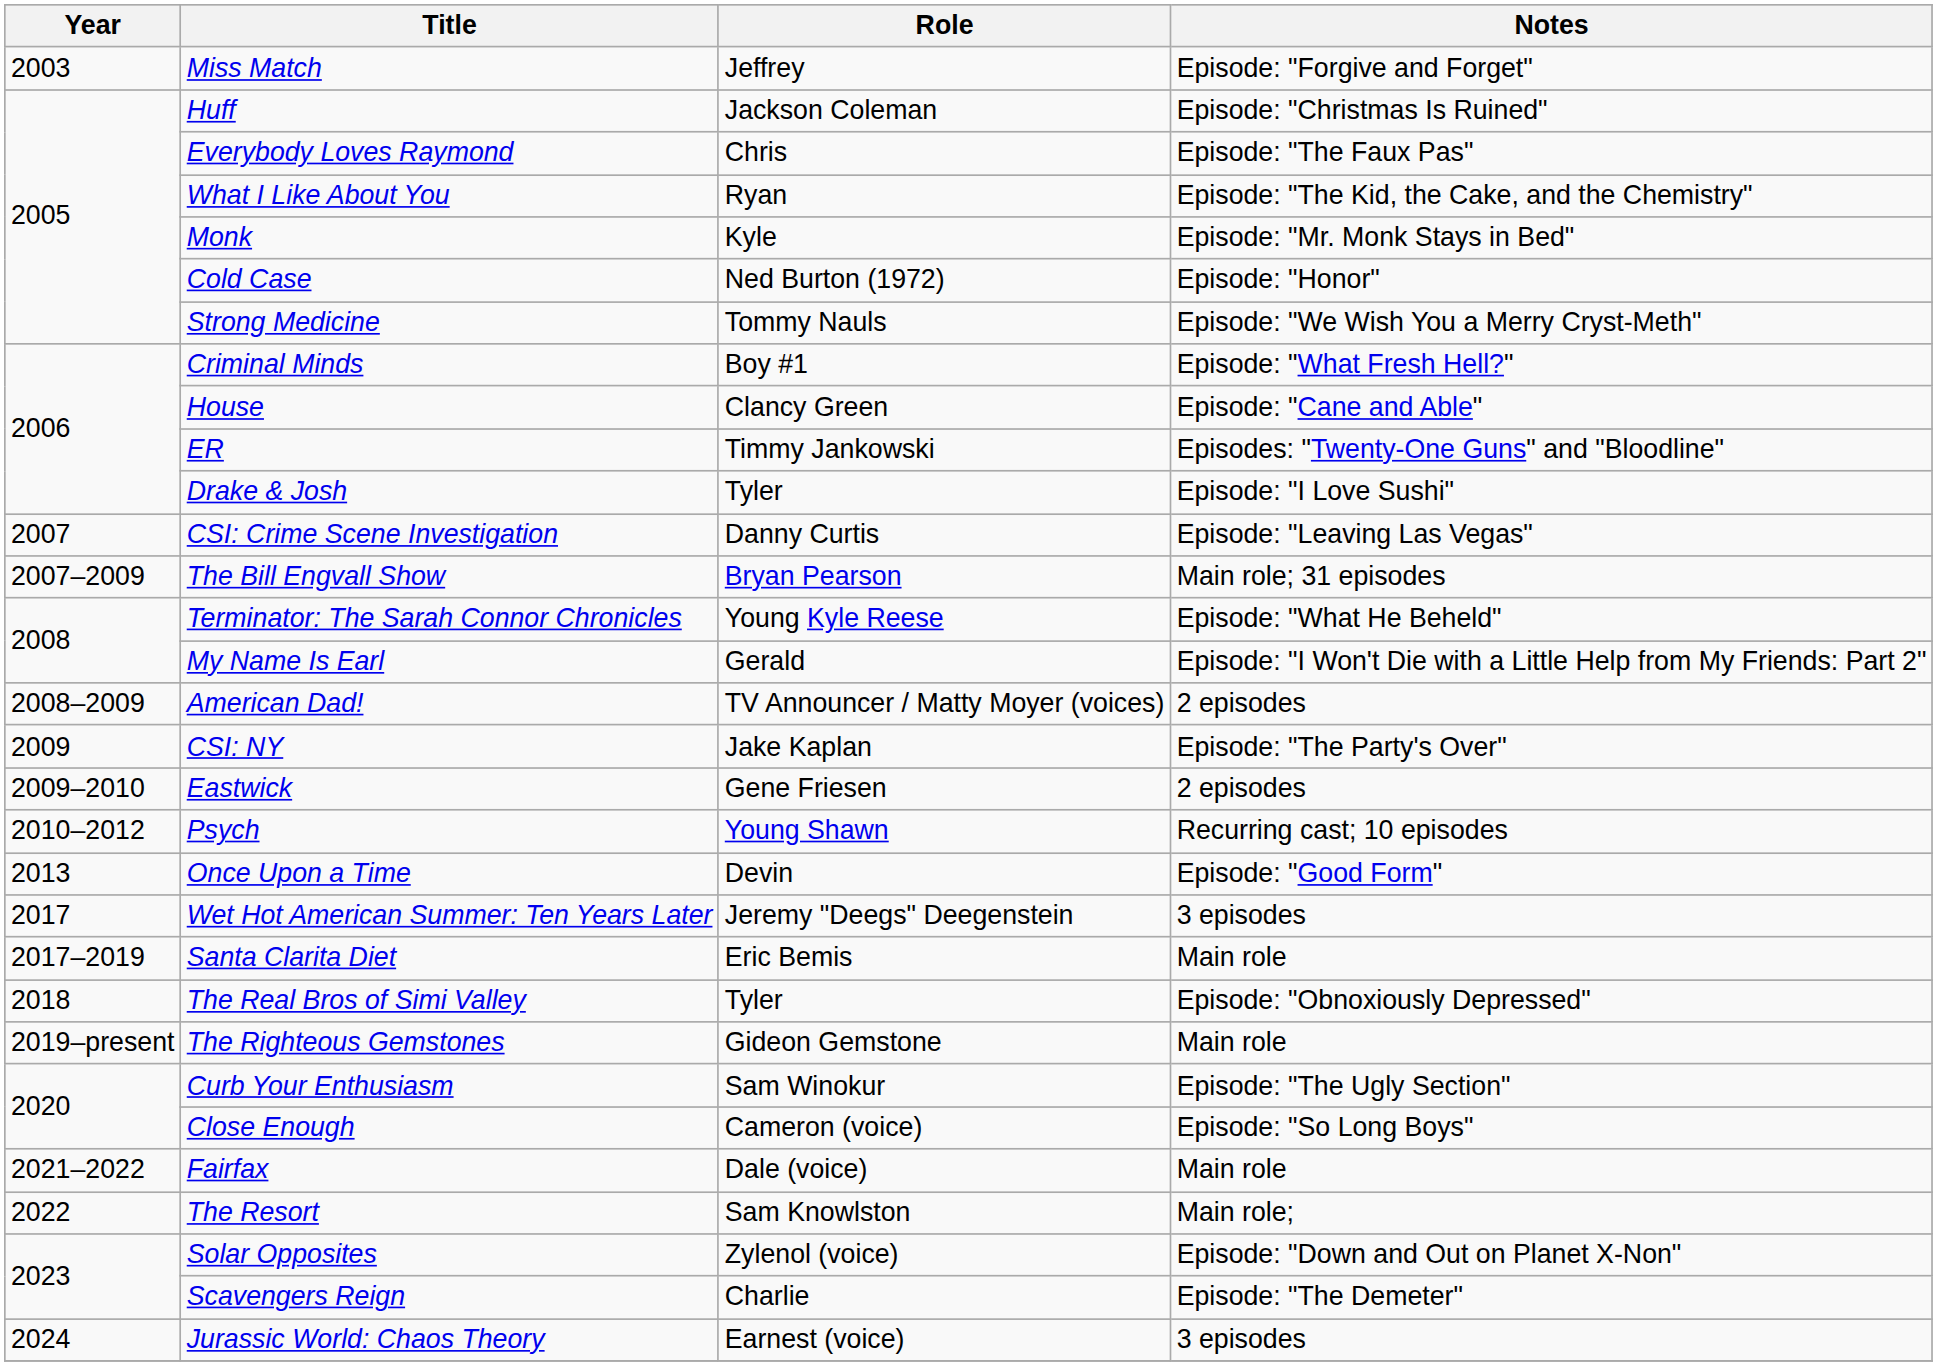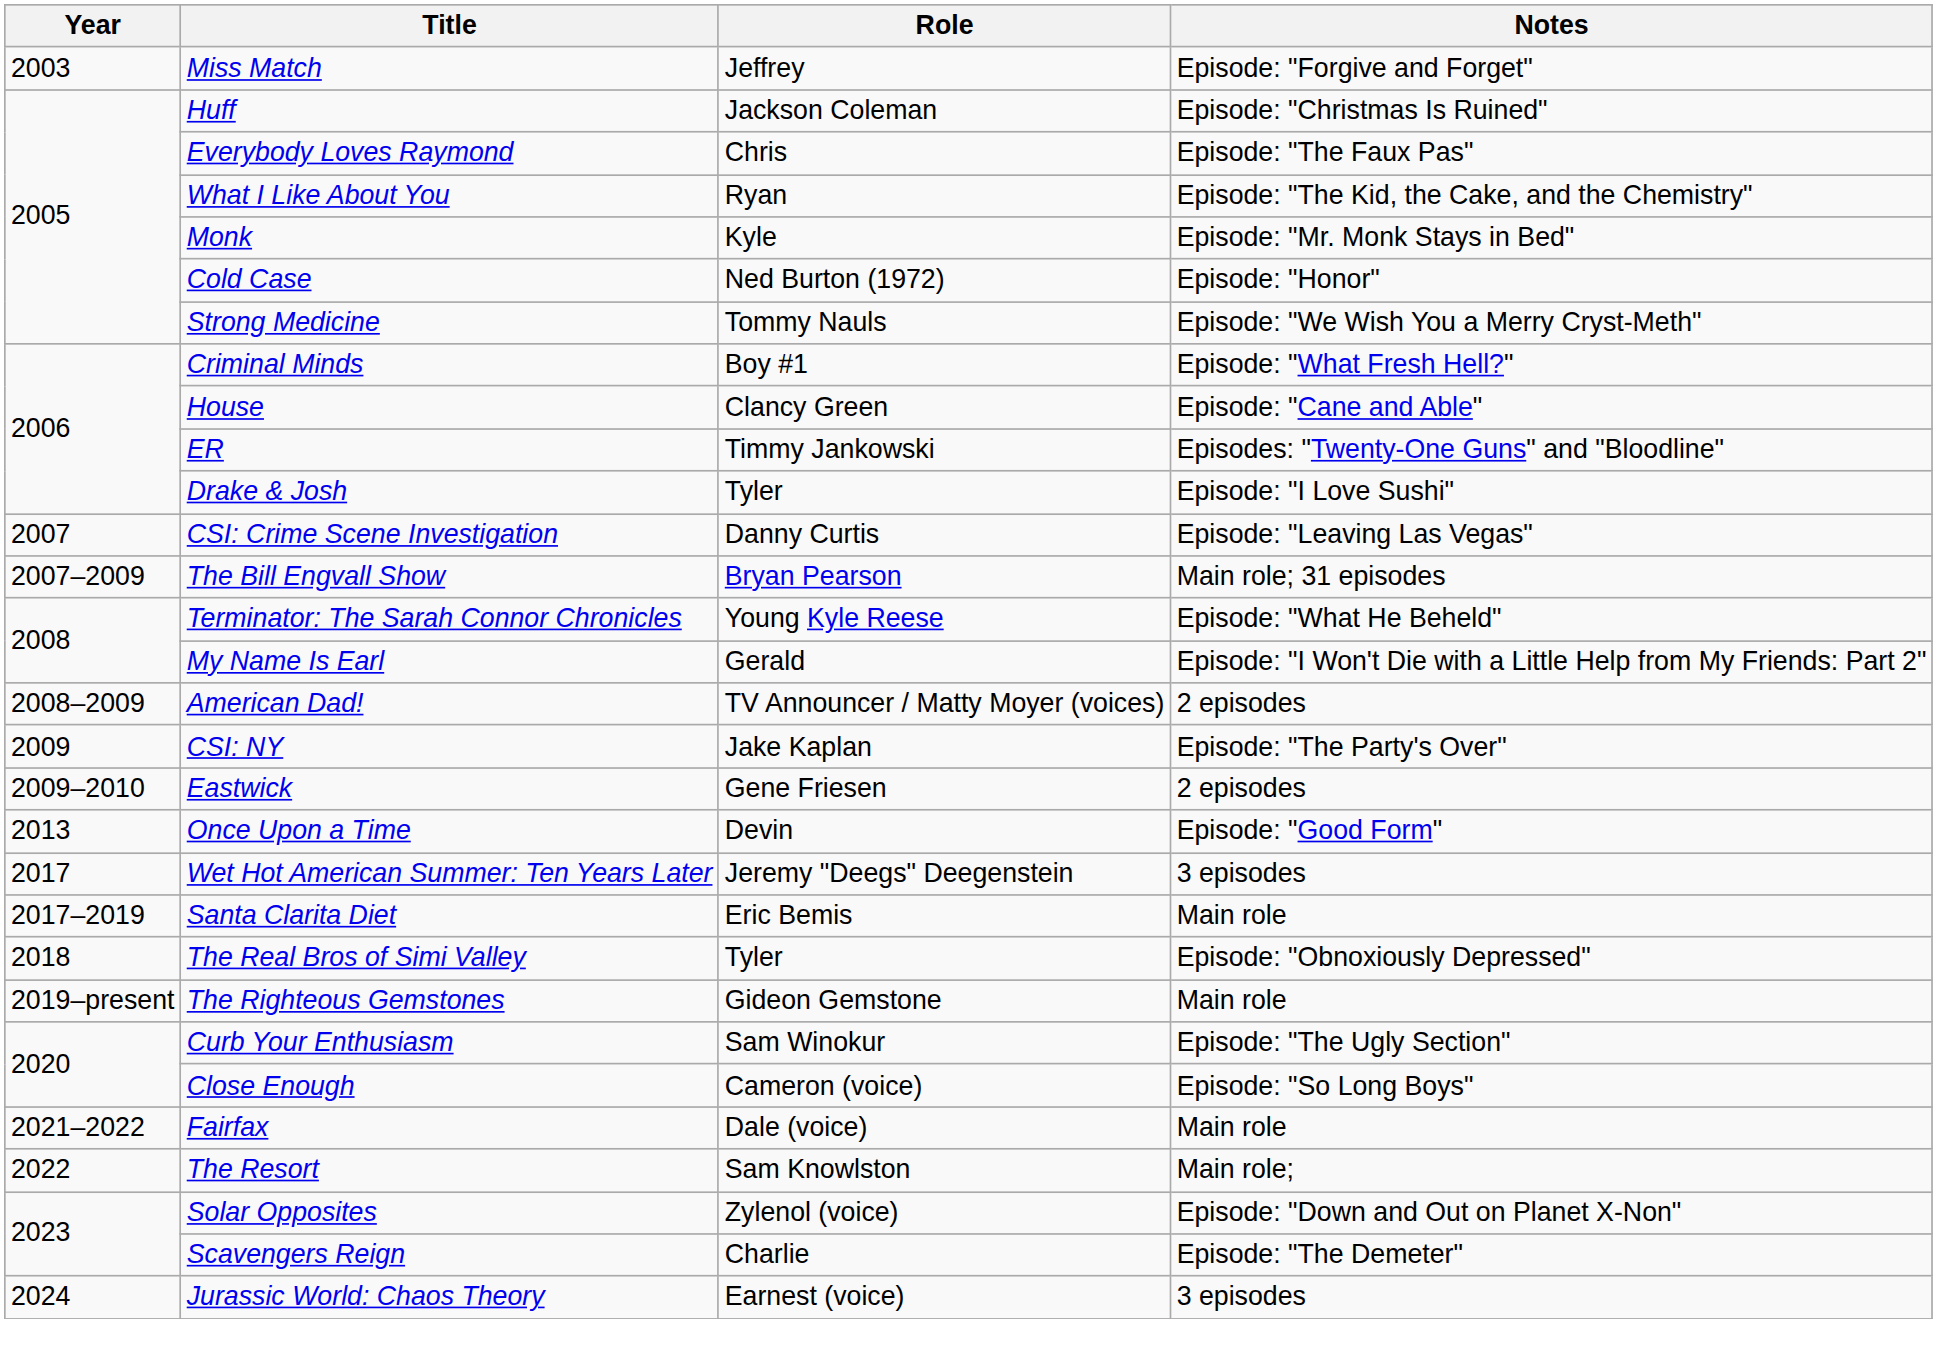- row: (223, 830)
